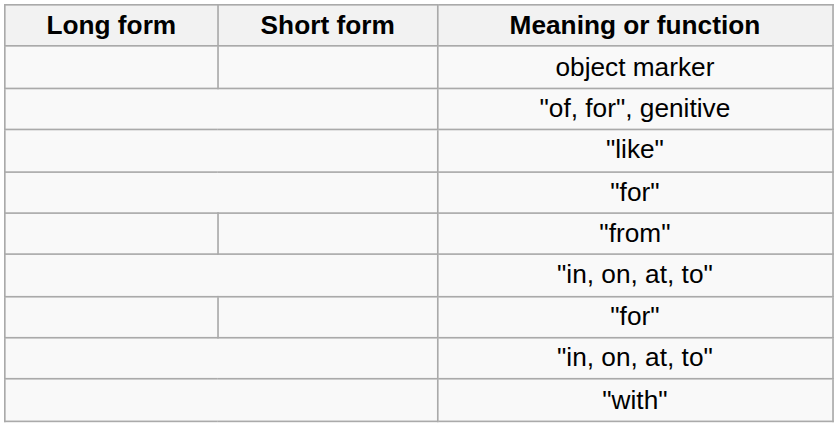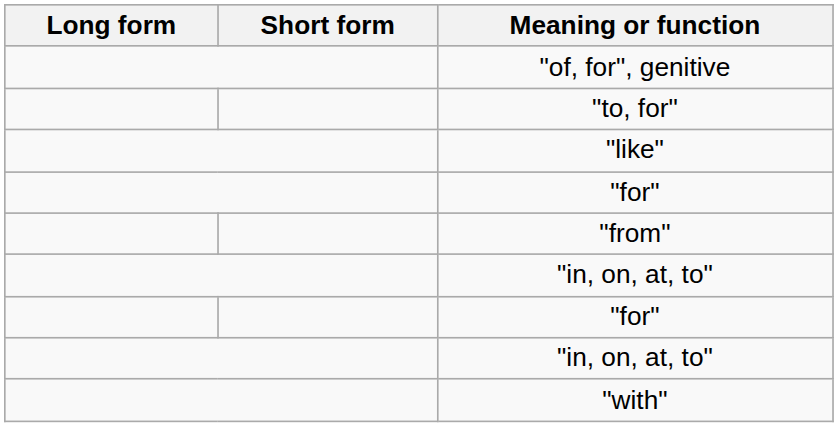- row: (111, 67)
+ row: (111, 109)
